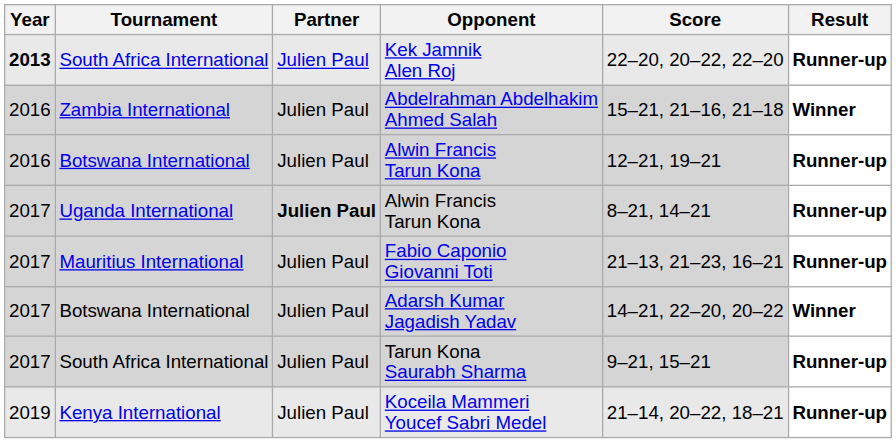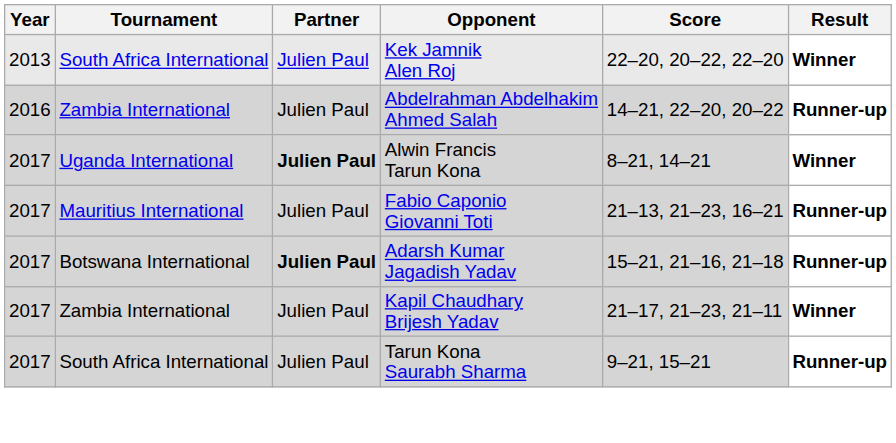(30, 60) bold -> (30, 60) normal
(840, 60) Runner-up -> (824, 60) Winner
(695, 110) 15–21, 21–16, 21–18 -> (695, 110) 14–21, 22–20, 20–22
(824, 110) Winner -> (840, 110) Runner-up
- row: (155, 161)
(840, 211) Runner-up -> (824, 161) Winner
(323, 312) normal -> (327, 261) bold
(695, 312) 14–21, 22–20, 20–22 -> (695, 261) 15–21, 21–16, 21–18
(824, 312) Winner -> (840, 261) Runner-up
+ row: (145, 312)
- row: (140, 412)
